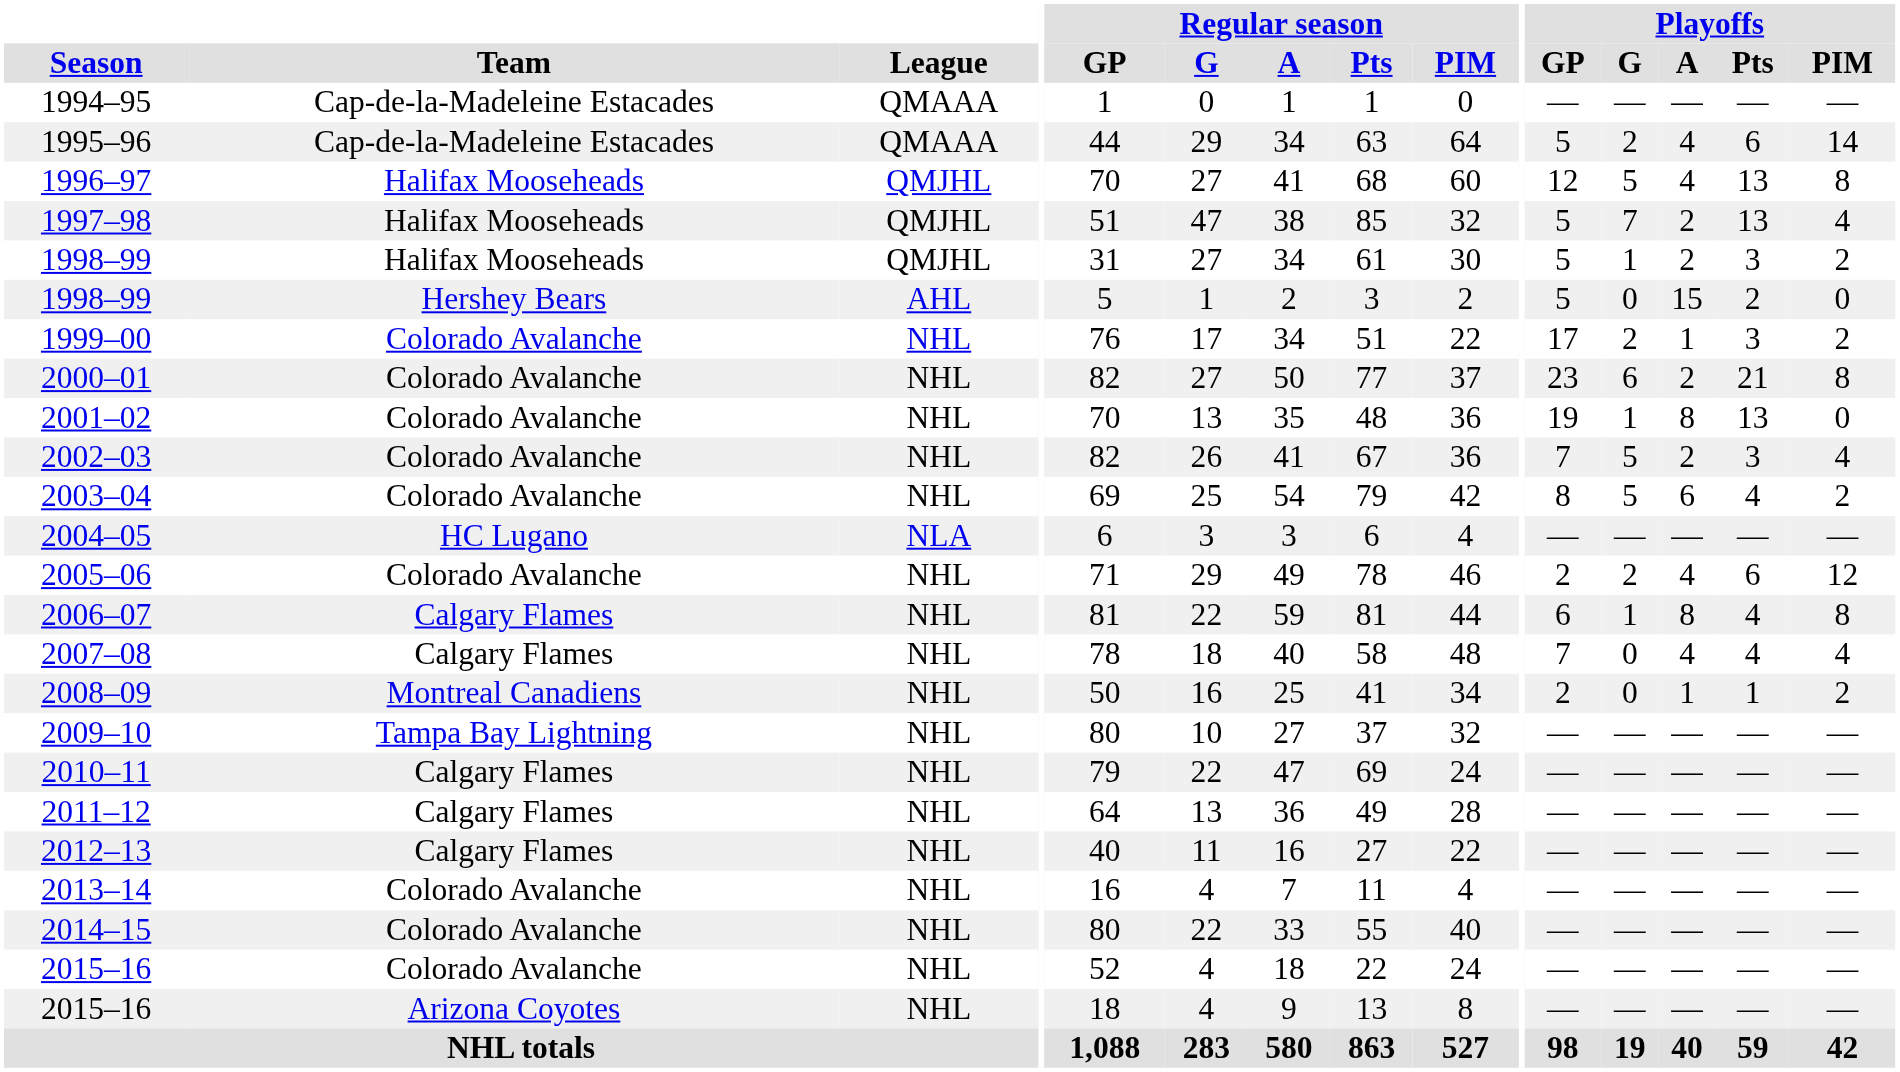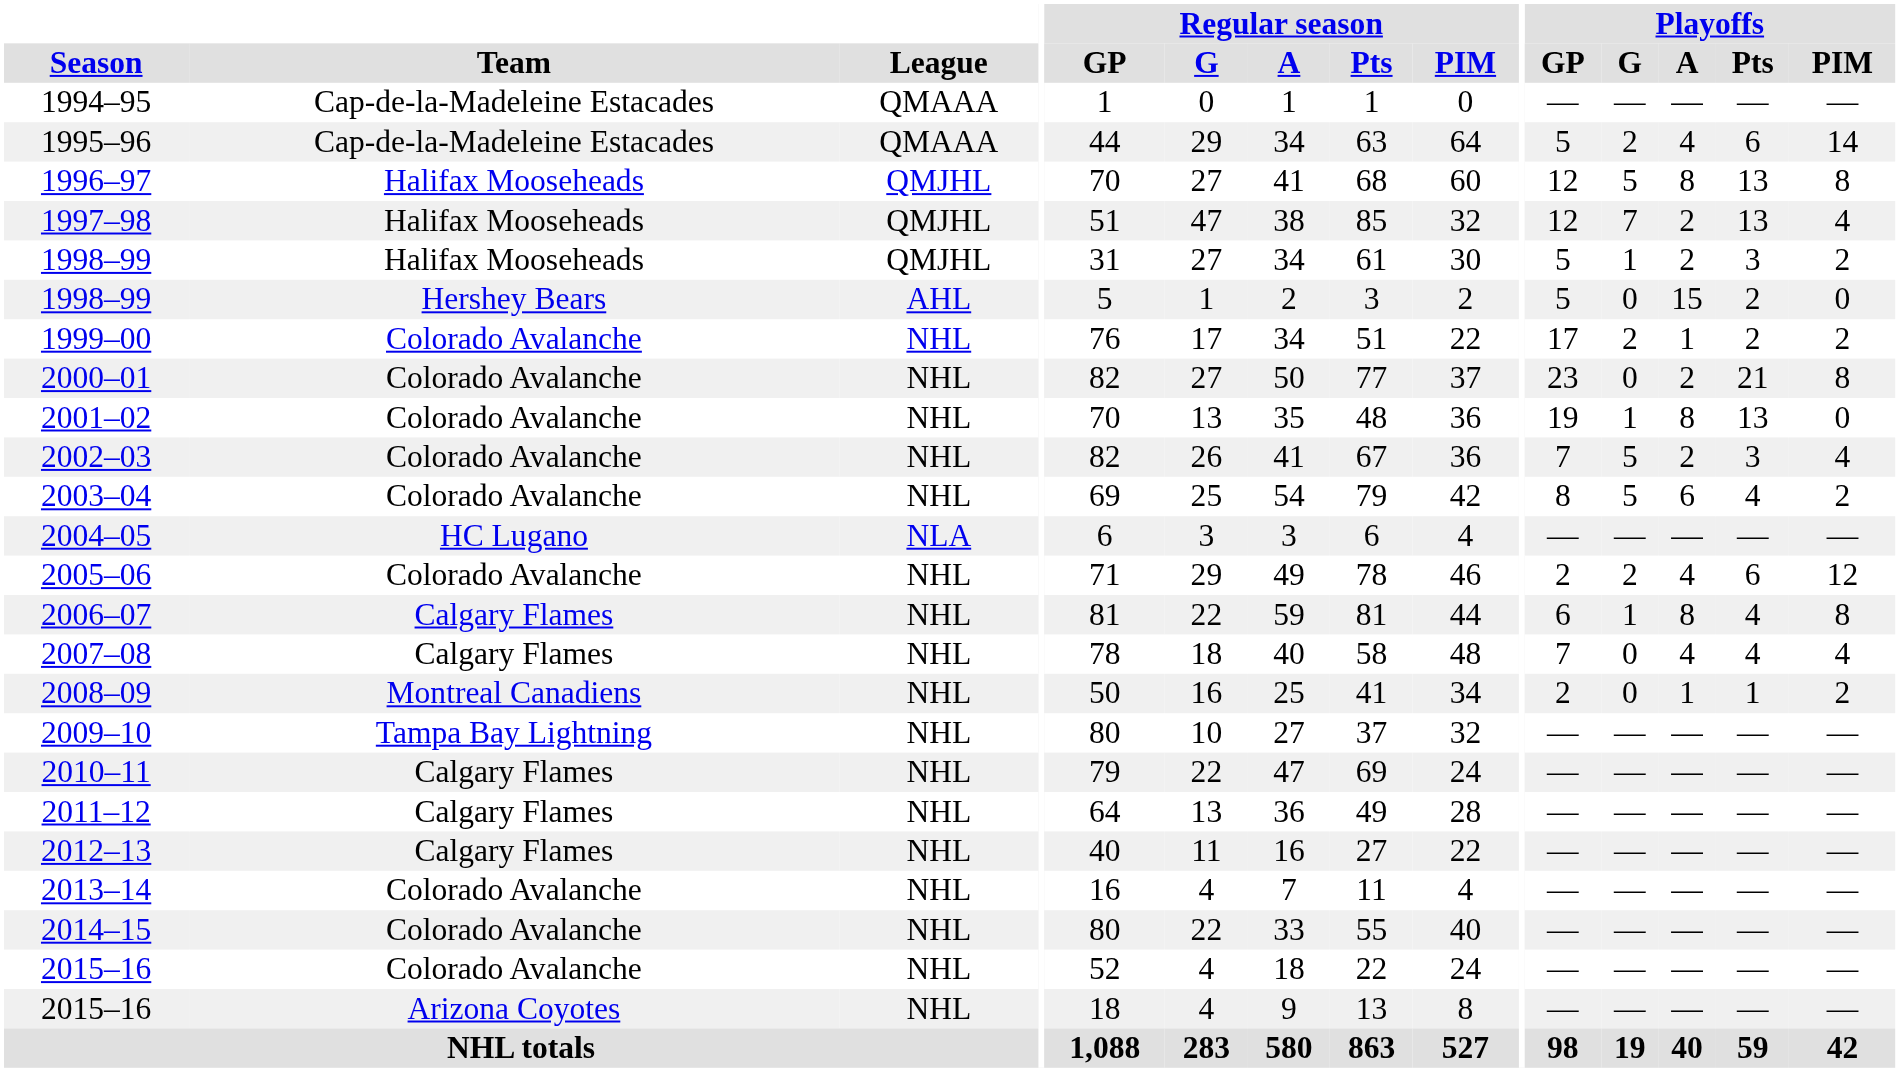(1687, 180) 4 -> (1687, 180) 8
(1563, 220) 5 -> (1563, 220) 12
(1753, 338) 3 -> (1753, 338) 2
(1630, 377) 6 -> (1630, 377) 0
